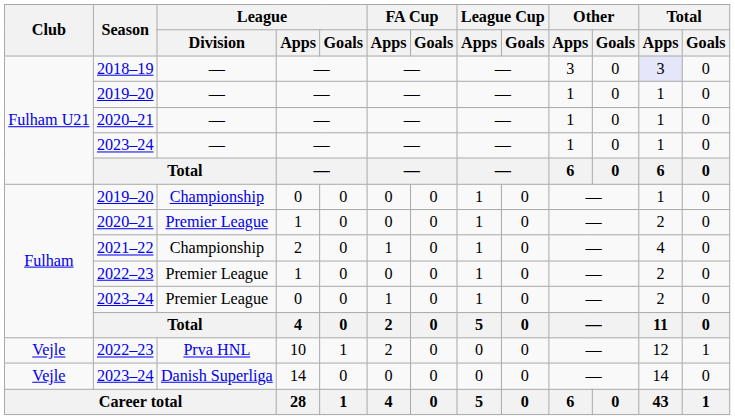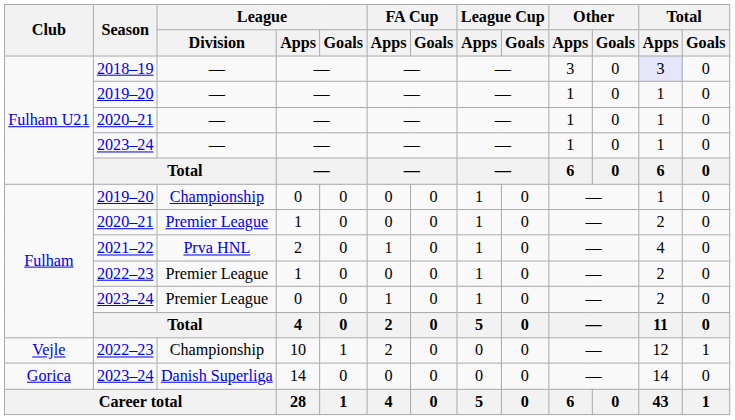(217, 247) Championship -> (217, 247) Prva HNL
(217, 350) Prva HNL -> (217, 350) Championship
(49, 376) Vejle -> (49, 376) Gorica
